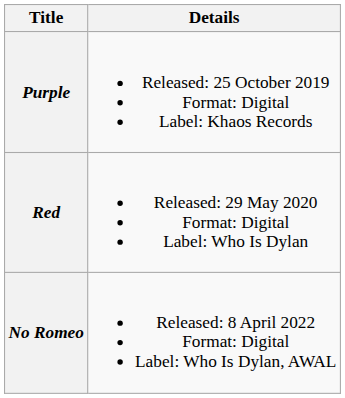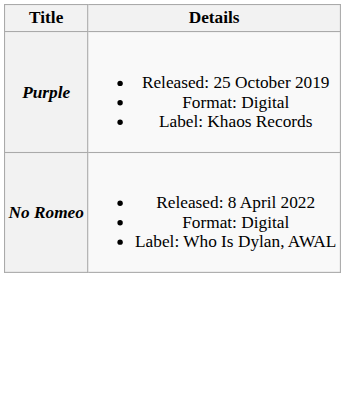- row: (46, 212)
